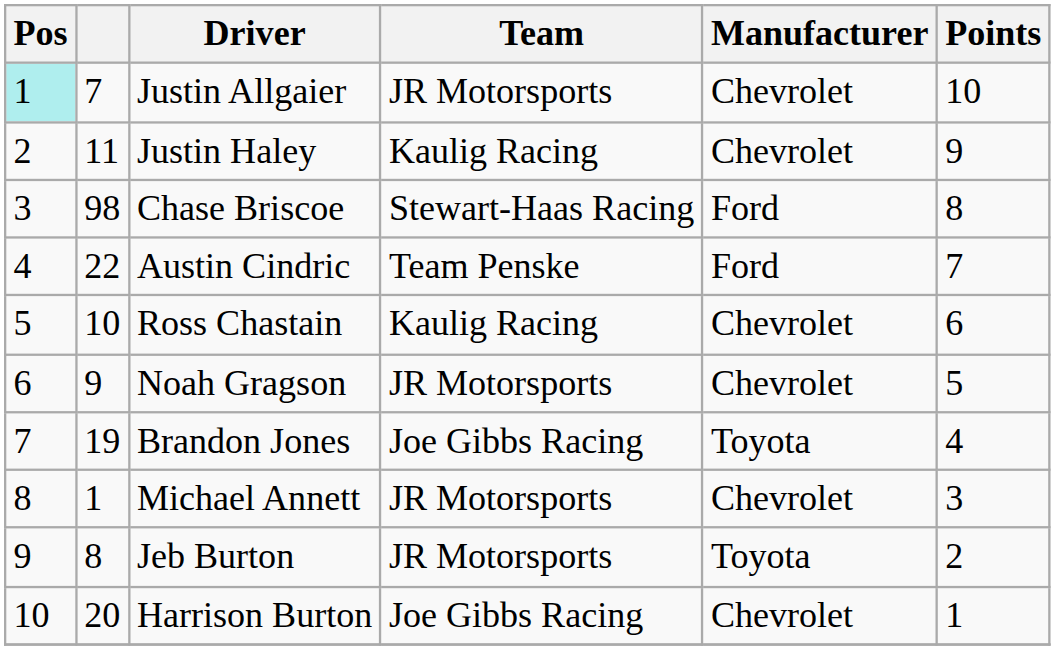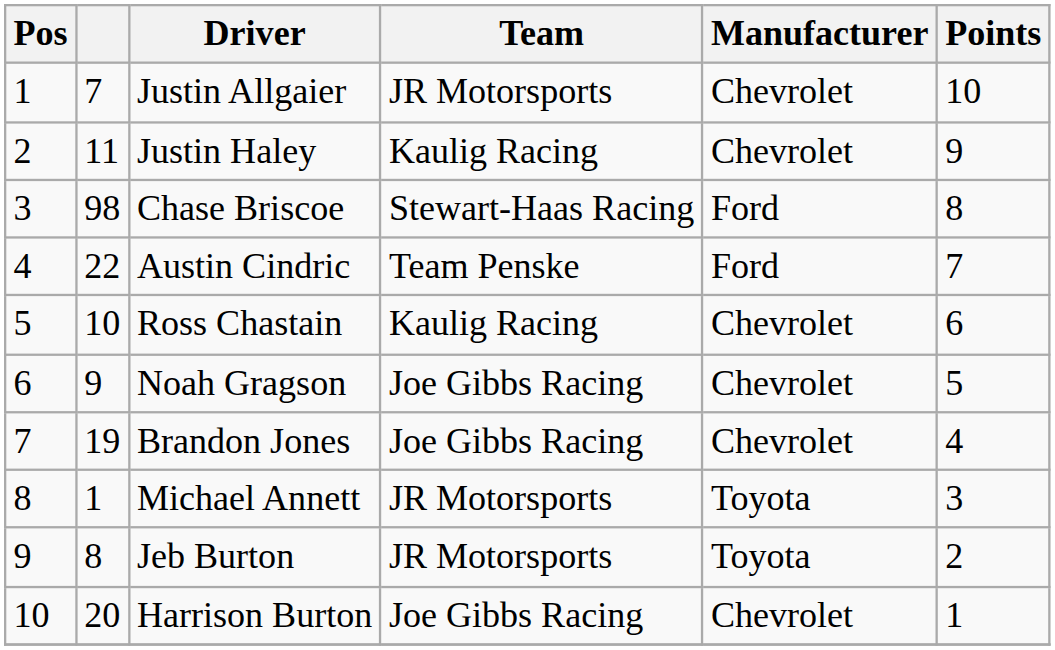(23, 91) paleturquoise background -> (23, 91) no background
(501, 381) JR Motorsports -> (516, 381) Joe Gibbs Racing
(761, 439) Toyota -> (782, 439) Chevrolet
(782, 497) Chevrolet -> (761, 497) Toyota
